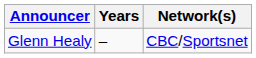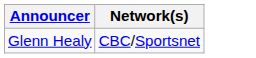- column: (119, 16)
